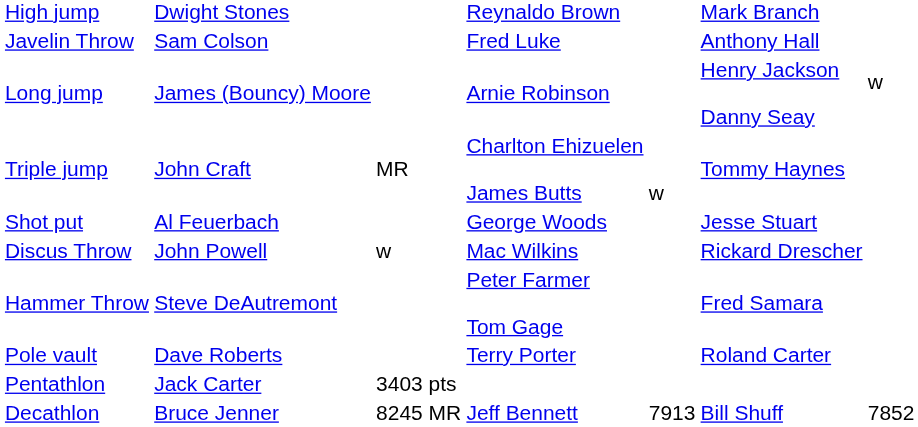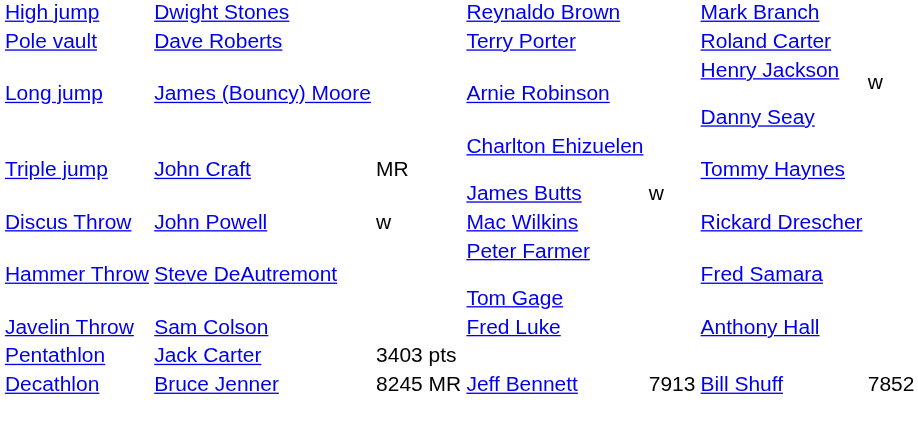rows swapped: (51, 355) <-> (69, 41)
- row: (44, 222)
